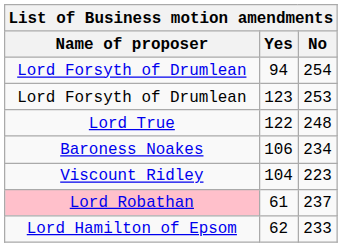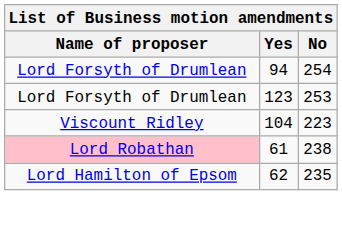- row: (279, 123)
- row: (279, 149)
(318, 202) 237 -> (318, 149) 238
(318, 228) 233 -> (318, 176) 235
